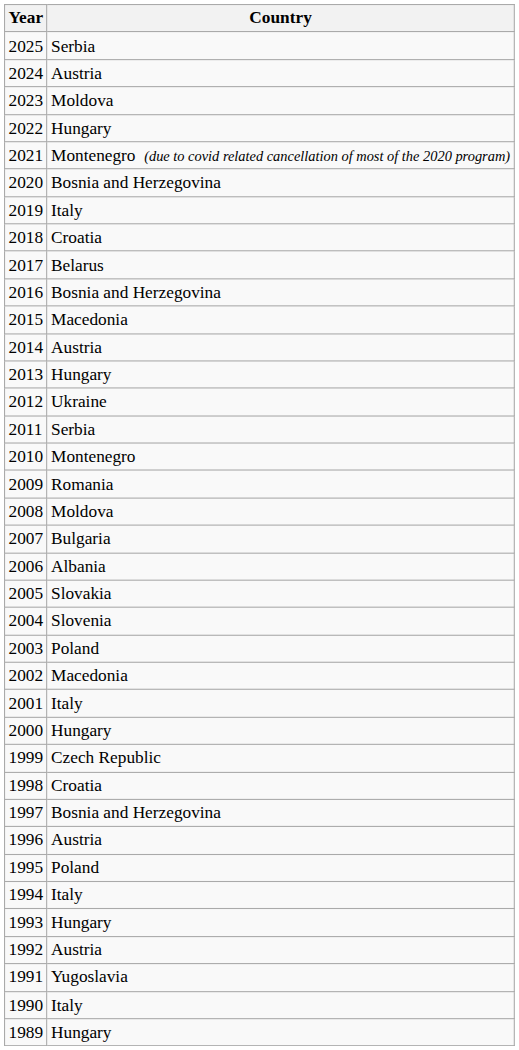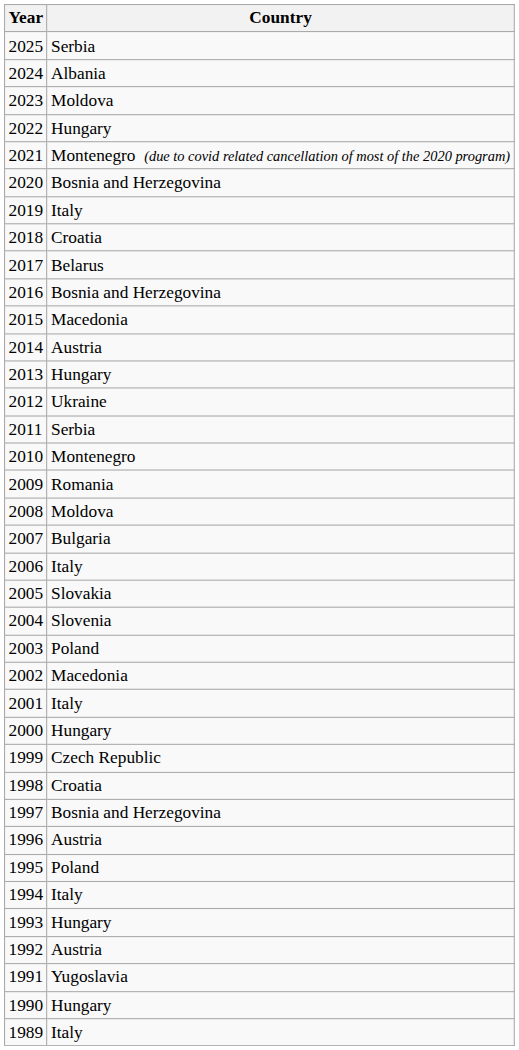(76, 73) Austria -> (78, 73) Albania
(78, 566) Albania -> (67, 566) Italy
(67, 1004) Italy -> (81, 1004) Hungary
(81, 1032) Hungary -> (67, 1032) Italy
